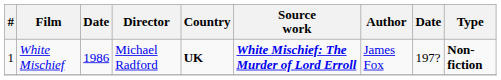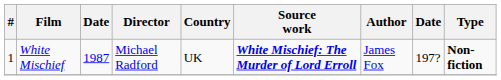(96, 57) 1986 -> (96, 57) 1987
(193, 57) bold -> (193, 57) normal
